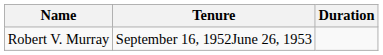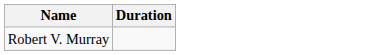- column: (214, 15)
